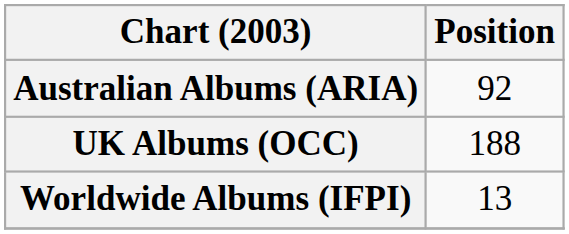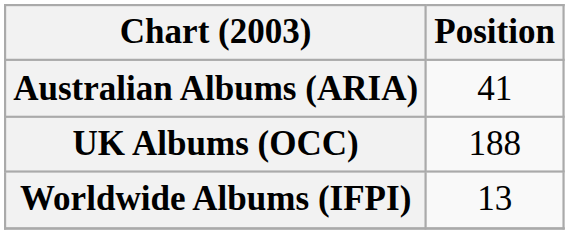(495, 87) 92 -> (495, 87) 41
